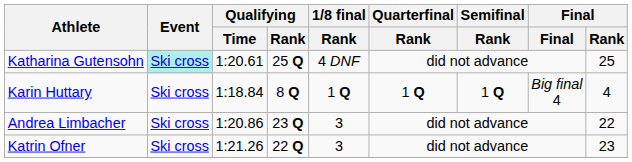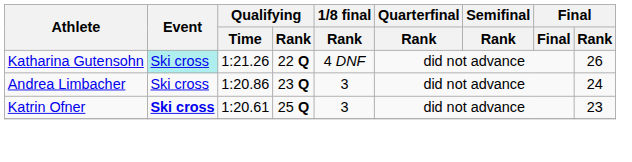(240, 61) 1:20.61 -> (245, 61) 1:21.26
(288, 61) 25 Q -> (293, 61) 22 Q
(607, 61) 25 -> (595, 61) 26
- row: (50, 92)
(607, 123) 22 -> (595, 84) 24
(180, 146) normal -> (183, 107) bold
(240, 146) 1:21.26 -> (245, 107) 1:20.61
(288, 146) 22 Q -> (293, 107) 25 Q
